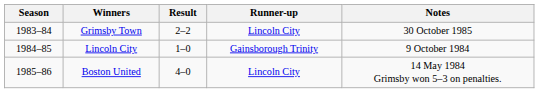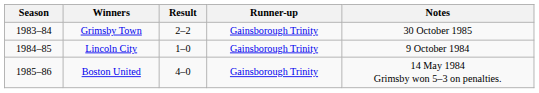(274, 30) Lincoln City -> (274, 30) Gainsborough Trinity
(274, 72) Lincoln City -> (274, 72) Gainsborough Trinity
